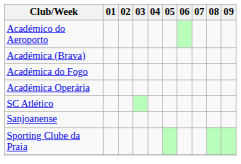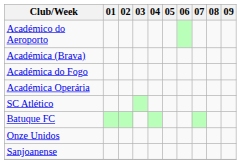+ row: (31, 119)
+ row: (33, 135)
- row: (43, 141)
